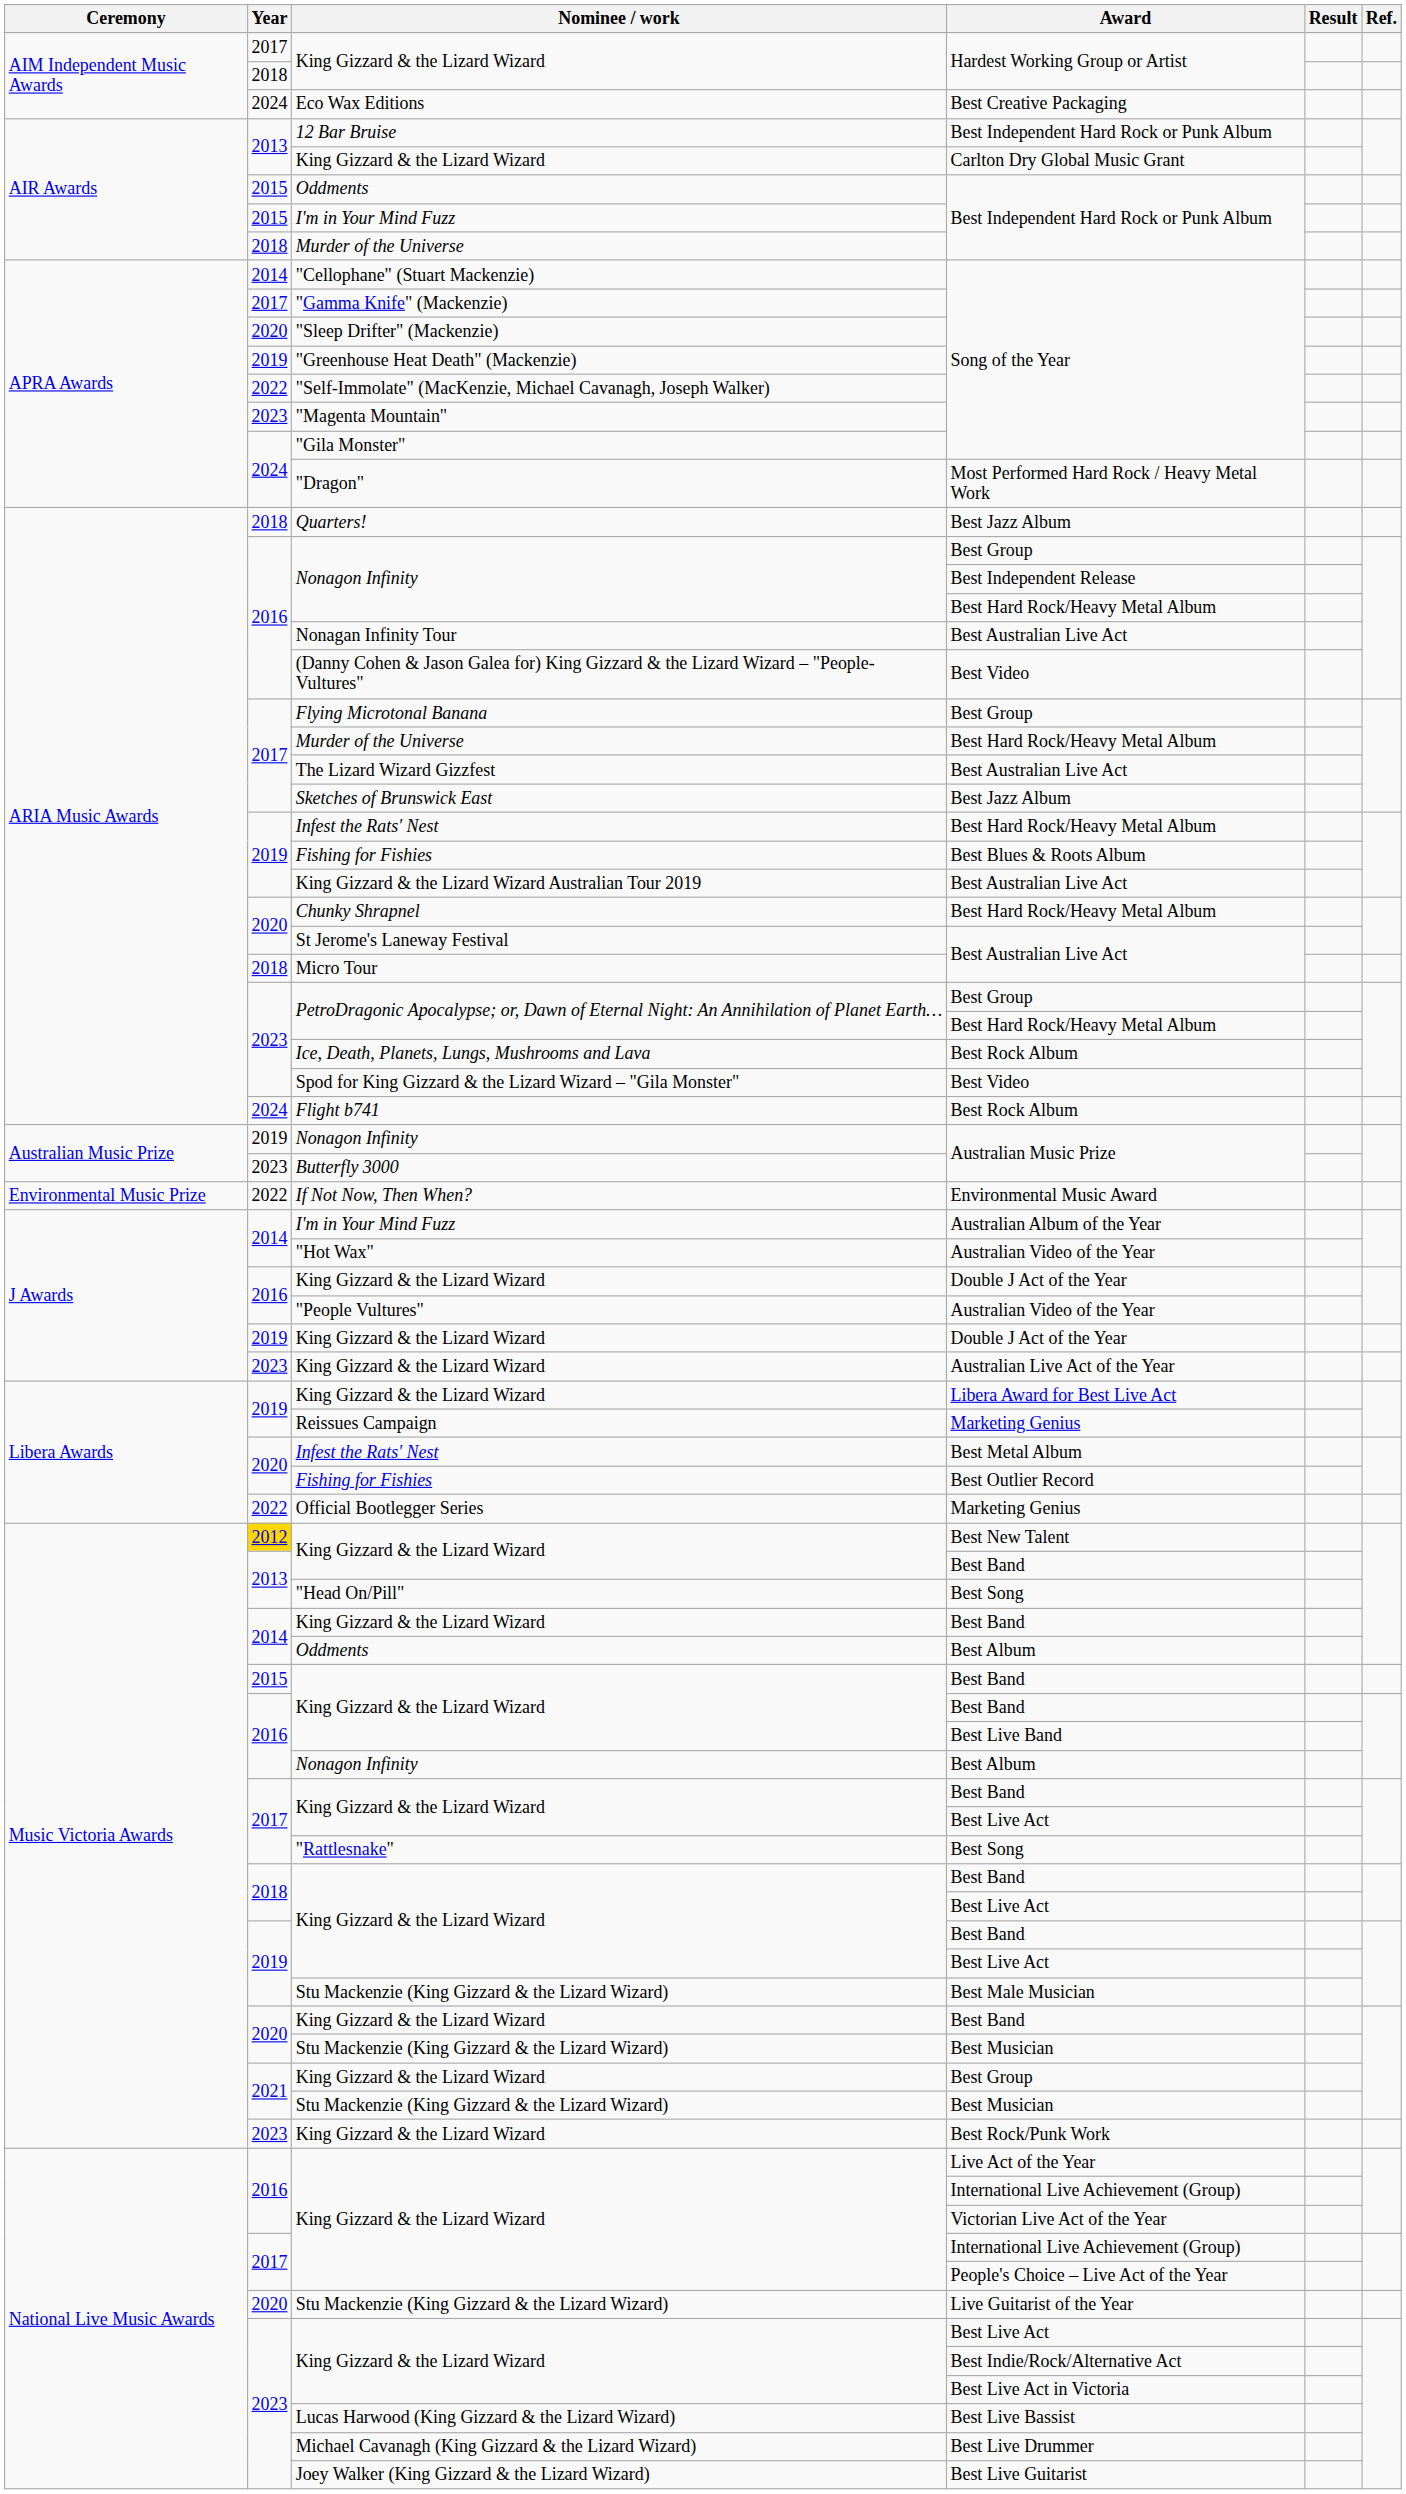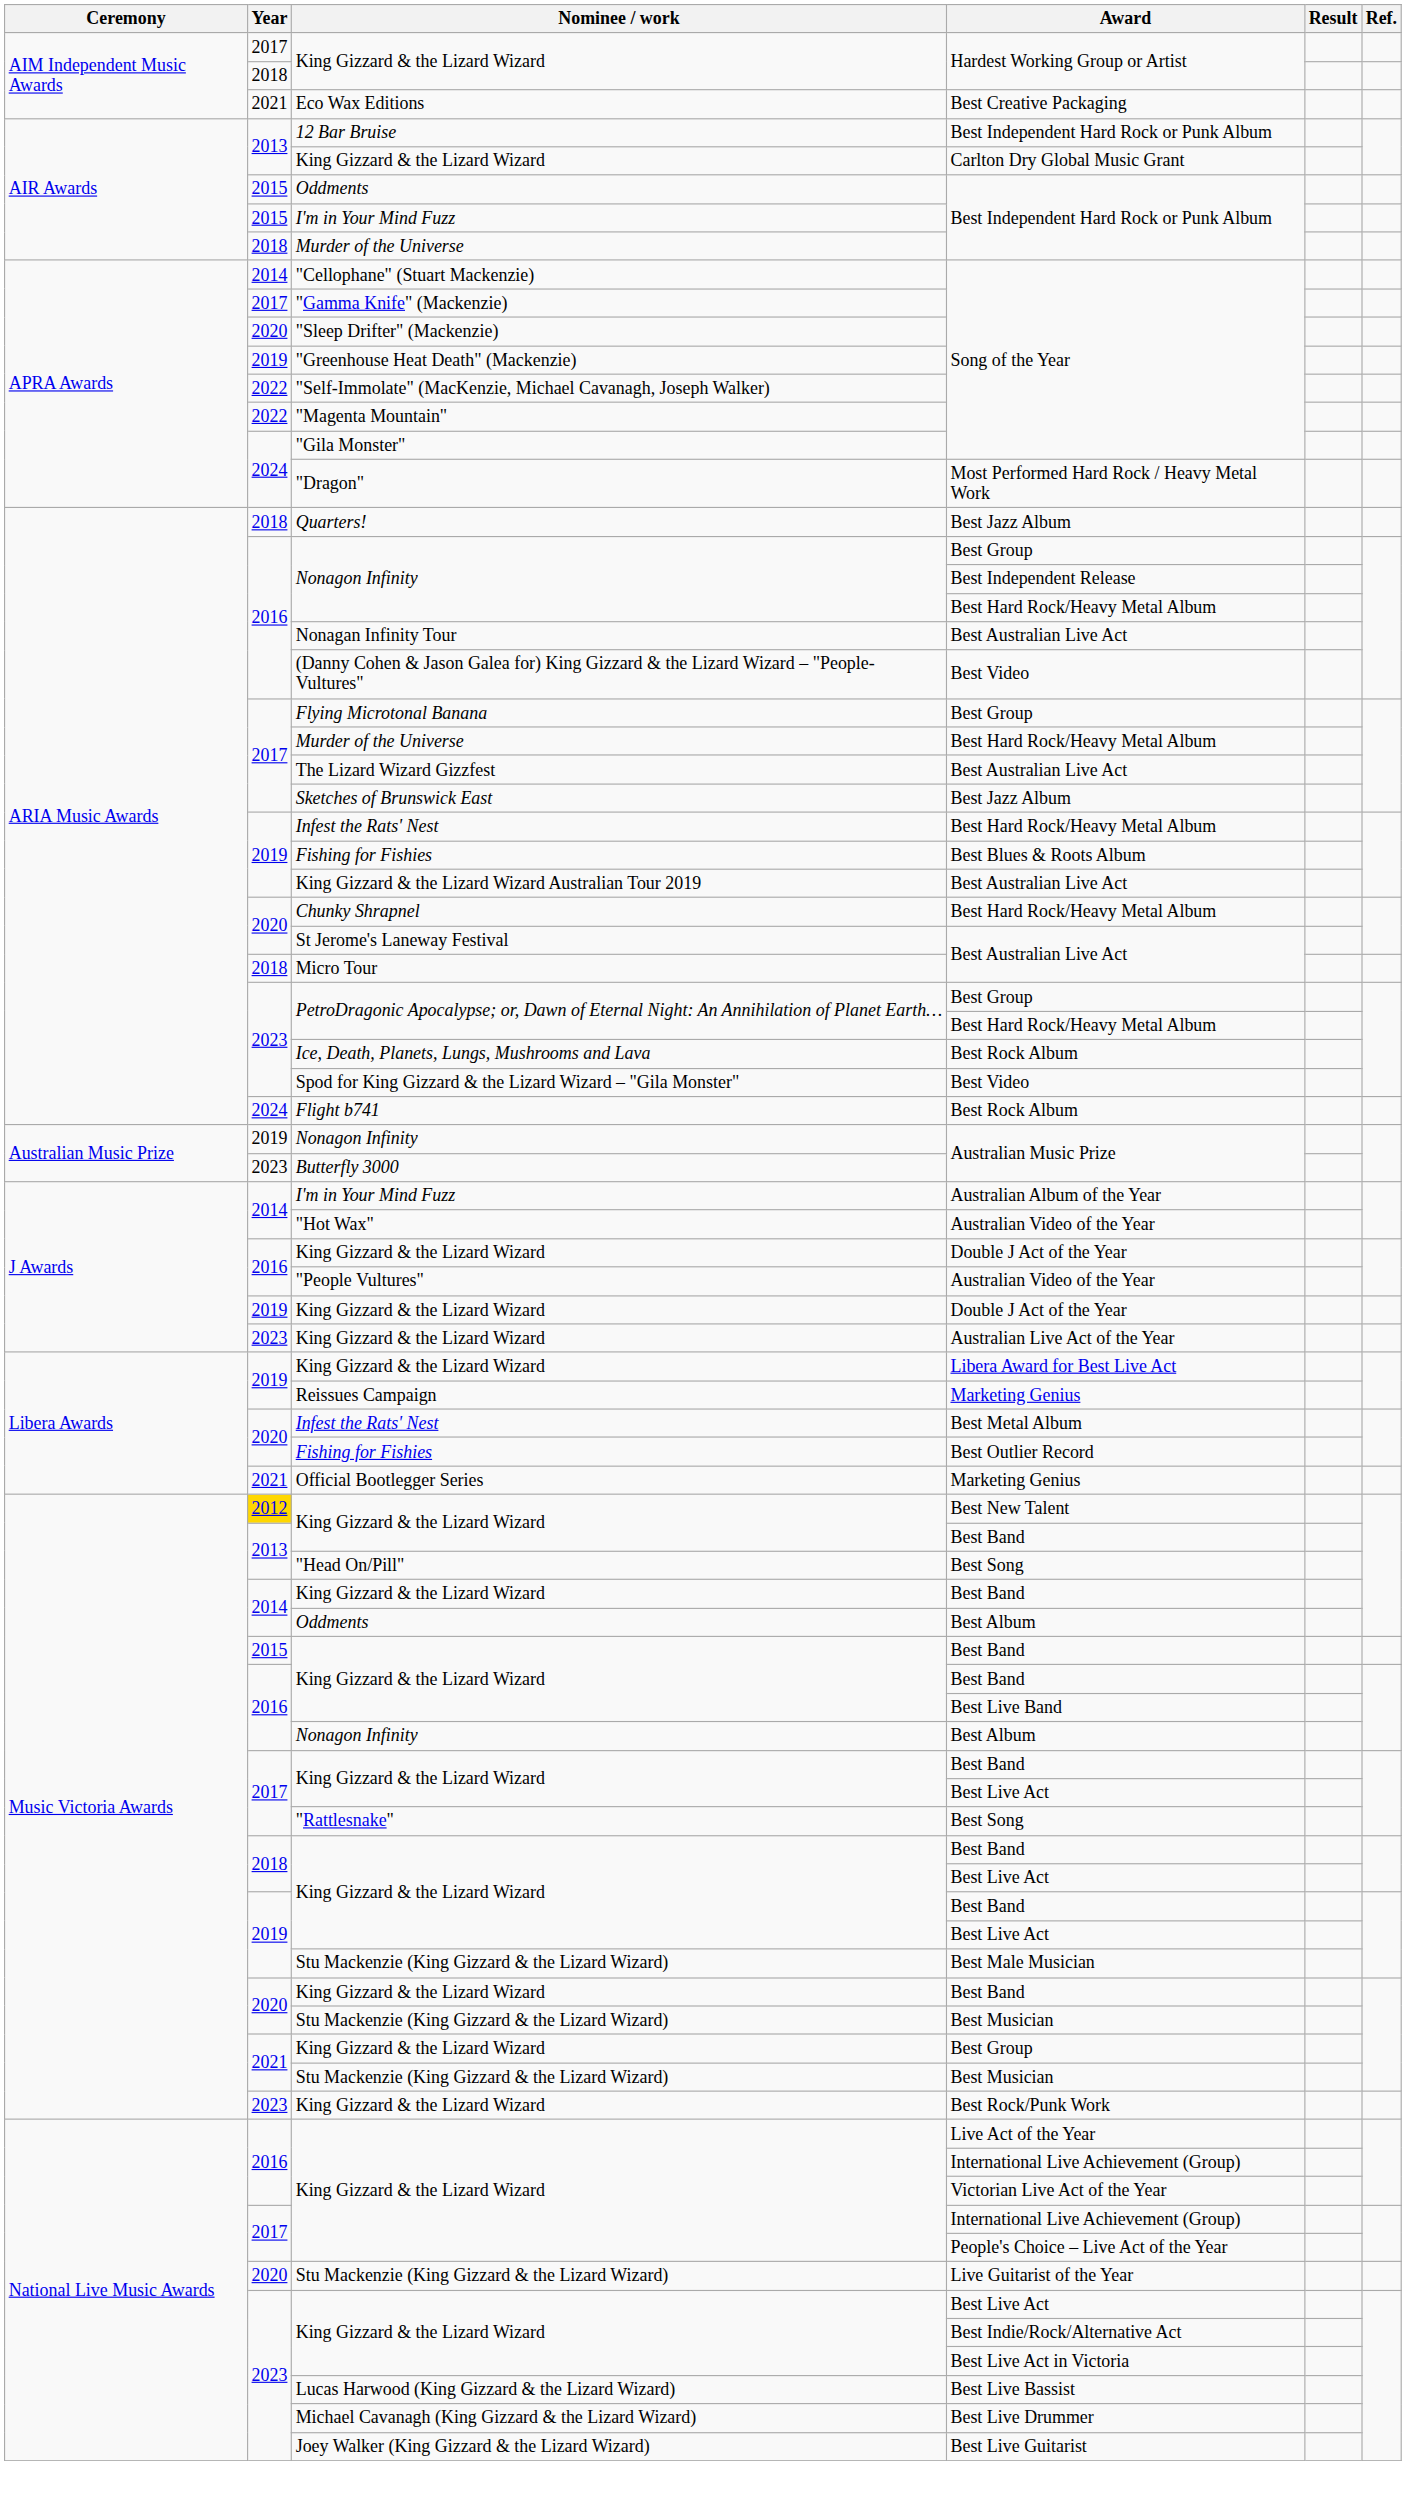(270, 103) 2024 -> (270, 103) 2021
(270, 416) 2023 -> (270, 416) 2022
- row: (384, 1195)
(270, 1508) 2022 -> (270, 1480) 2021
